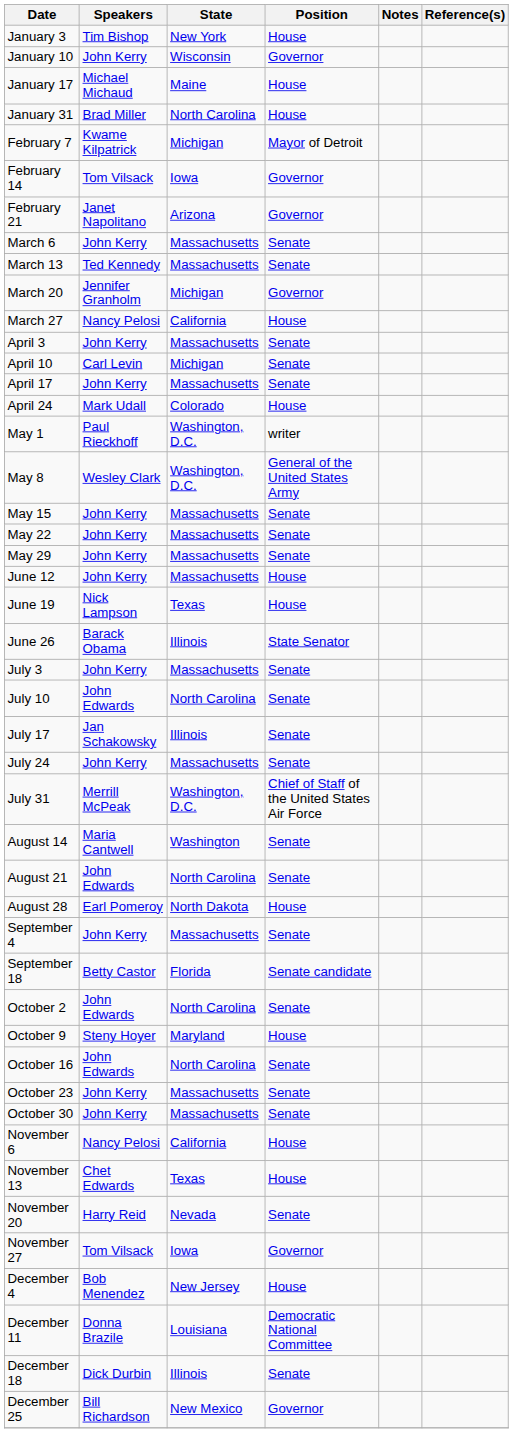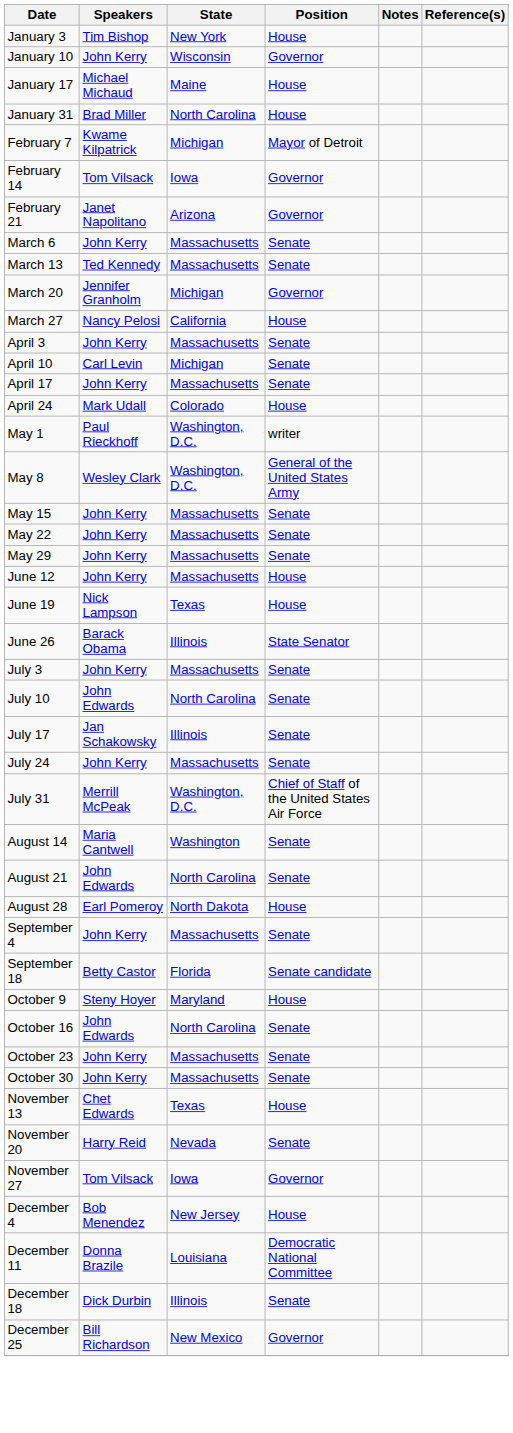- row: (37, 1007)
- row: (38, 1142)
